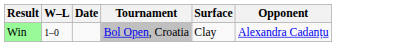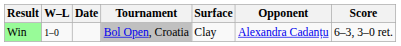+ column: (363, 13)
